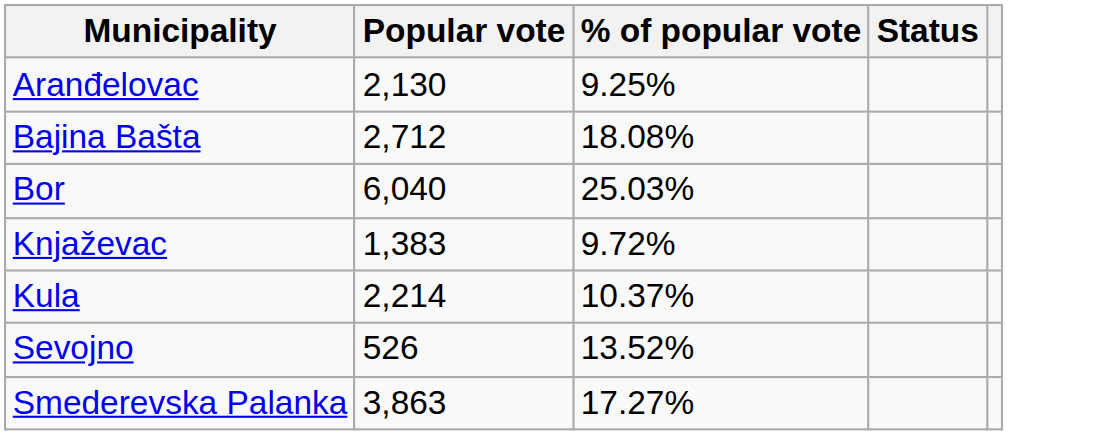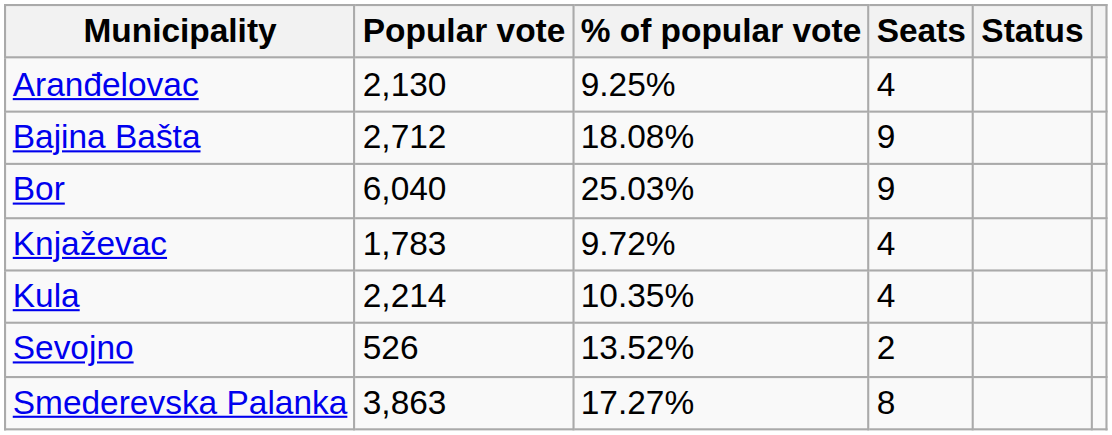+ column: (921, 31)
(405, 243) 1,383 -> (405, 243) 1,783
(637, 296) 10.37% -> (637, 296) 10.35%
